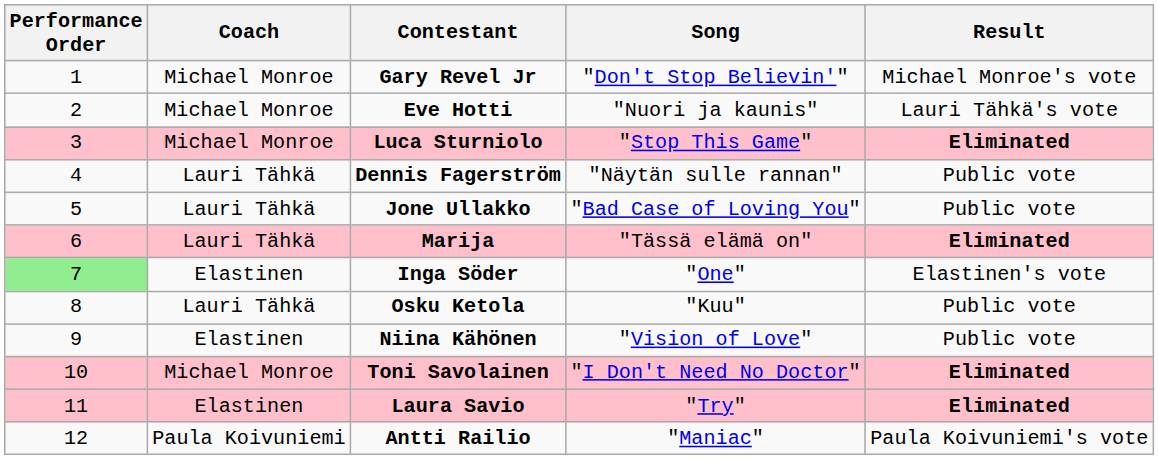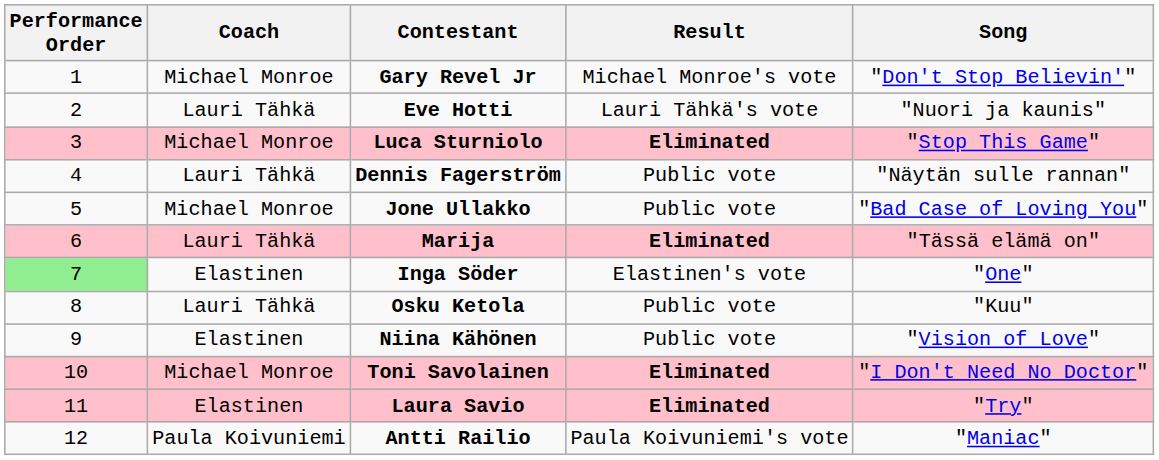columns swapped: (716, 33) <-> (1009, 33)
(249, 110) Michael Monroe -> (249, 110) Lauri Tähkä
(249, 209) Lauri Tähkä -> (249, 209) Michael Monroe
